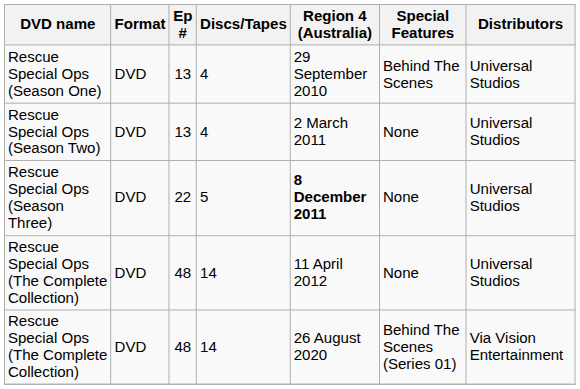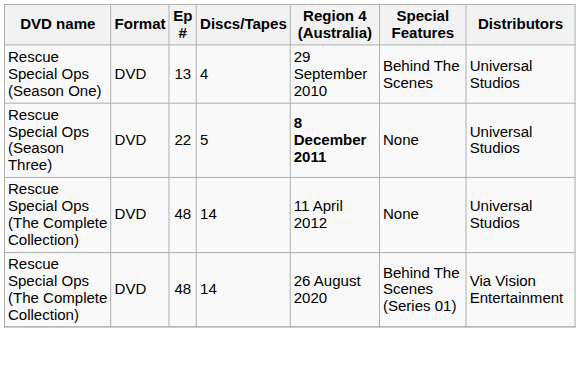- row: (54, 131)
